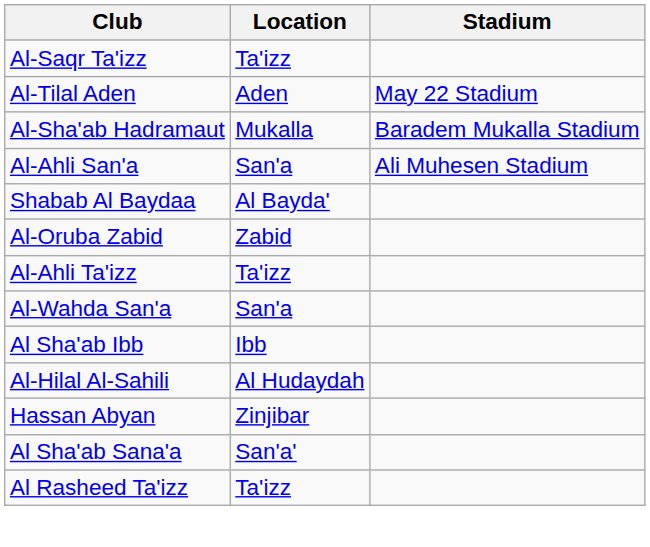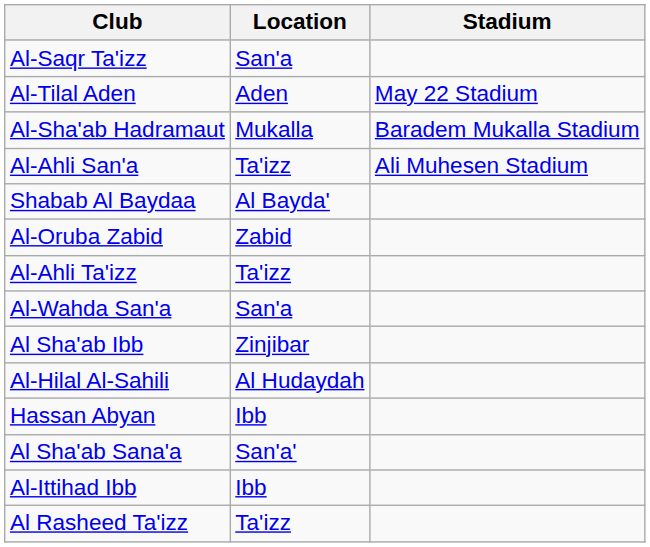(263, 58) Ta'izz -> (264, 58) San'a
(264, 165) San'a -> (263, 165) Ta'izz
(251, 344) Ibb -> (272, 344) Zinjibar
(272, 415) Zinjibar -> (251, 415) Ibb
+ row: (73, 487)
